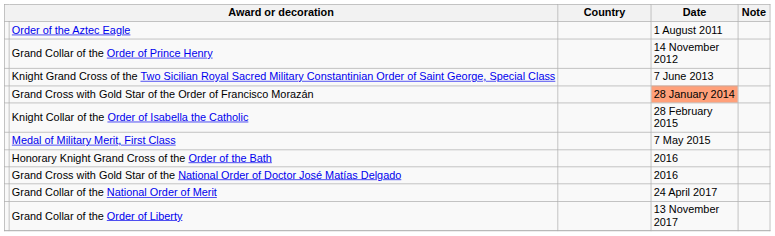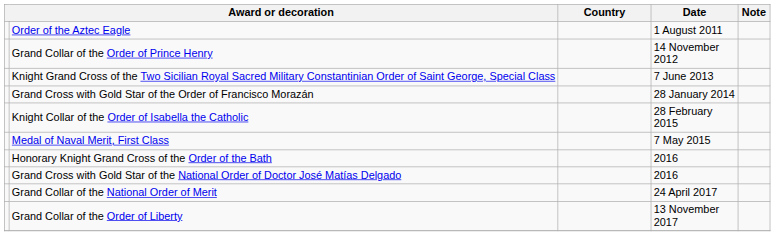(694, 94) lightsalmon background -> (694, 94) no background
- row: (94, 141)
+ row: (90, 141)
